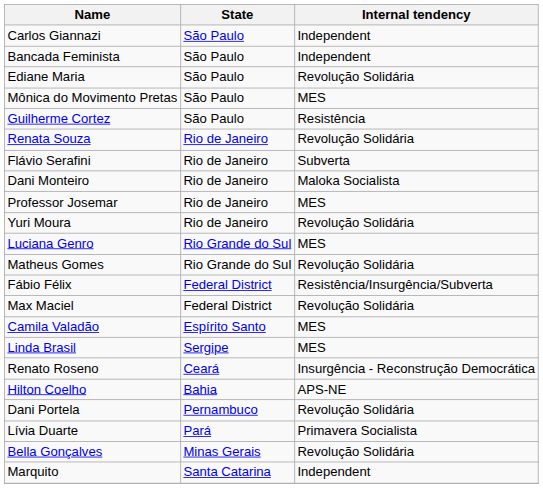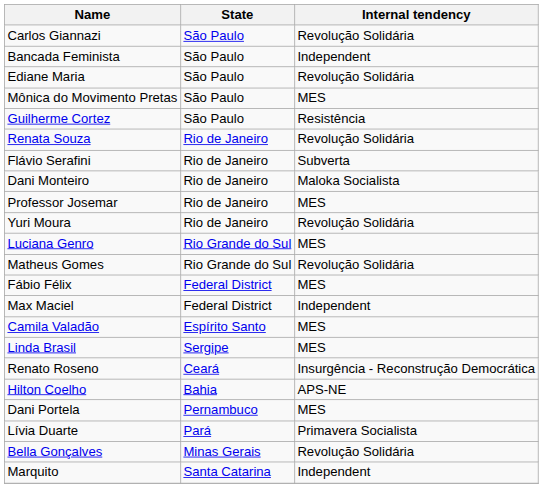(334, 35) Independent -> (356, 35) Revolução Solidária
(395, 285) Resistência/Insurgência/Subverta -> (312, 285) MES
(356, 306) Revolução Solidária -> (334, 306) Independent
(356, 410) Revolução Solidária -> (312, 410) MES
